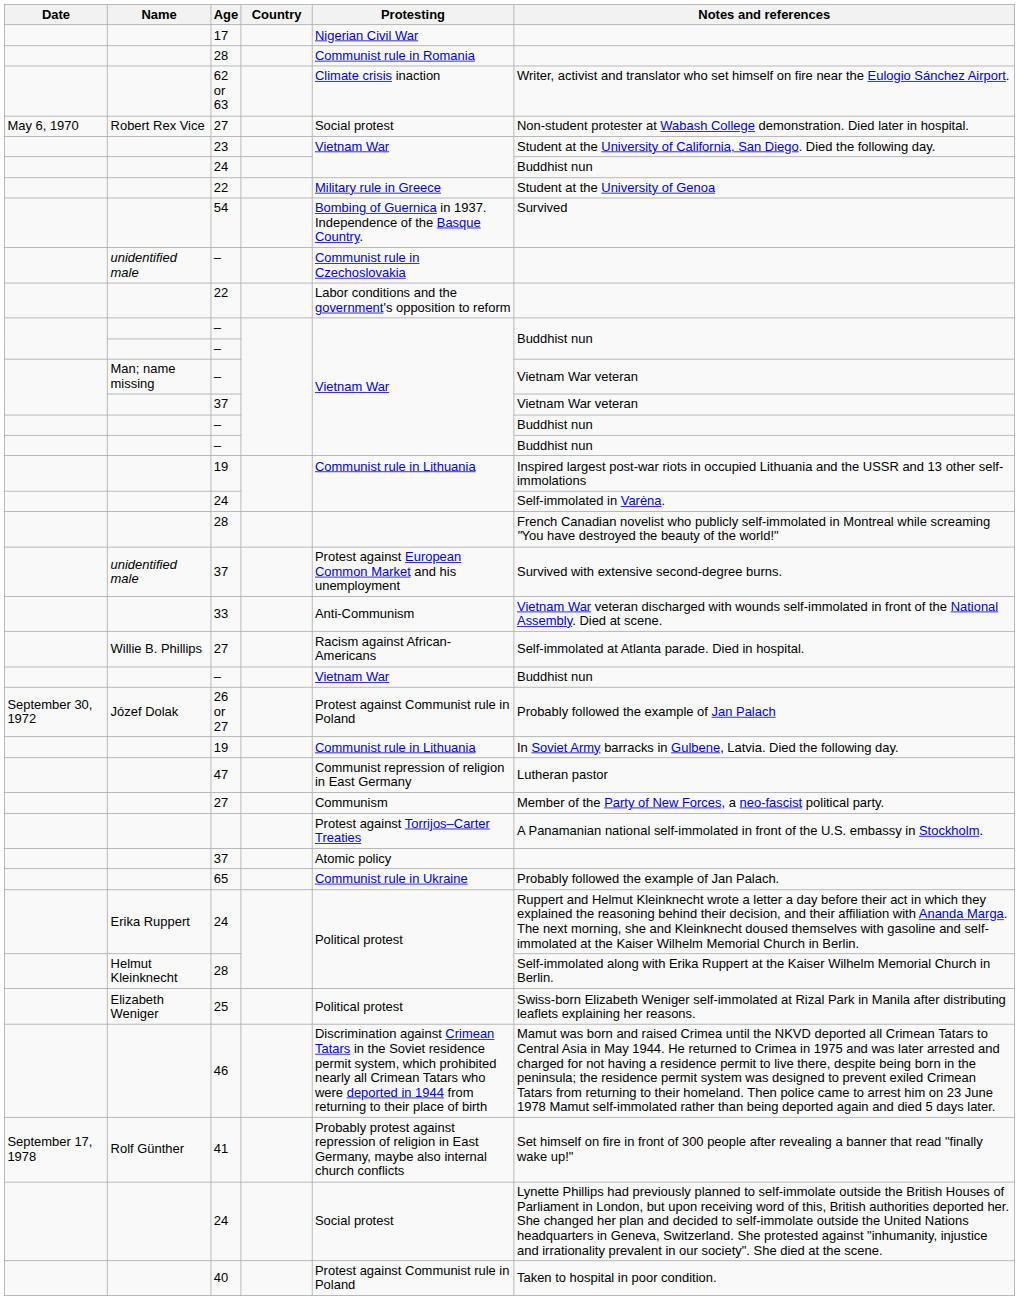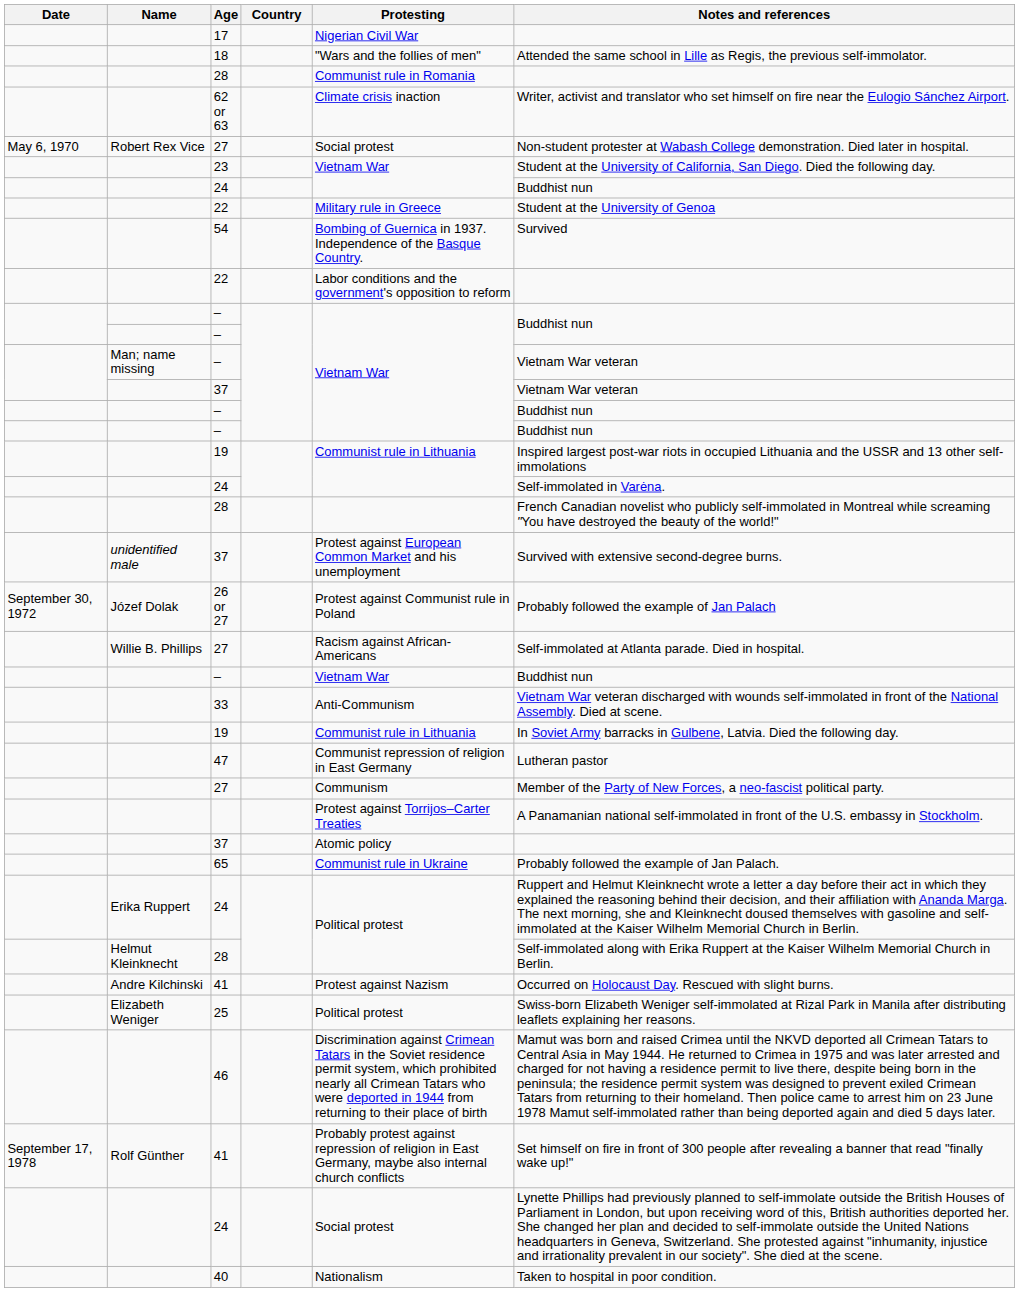+ row: (159, 56)
- row: (144, 265)
rows swapped: (144, 712) <-> (159, 614)
+ row: (157, 984)
(412, 1278) Protest against Communist rule in Poland -> (349, 1276) Nationalism
